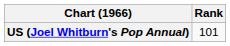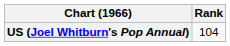(209, 32) 101 -> (209, 32) 104
